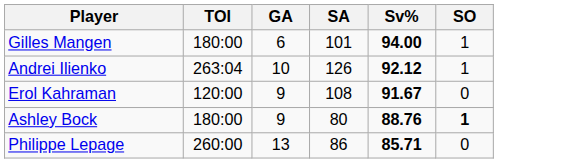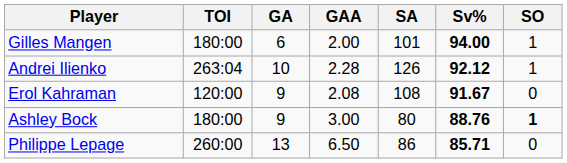+ column: (344, 17)
